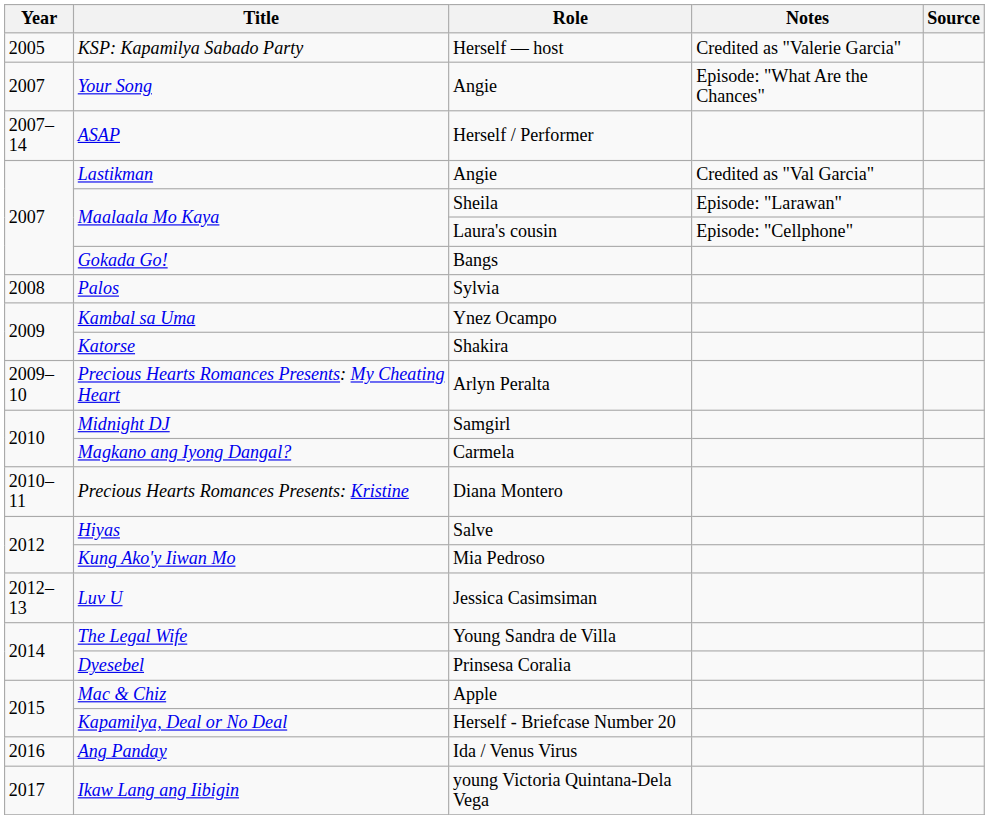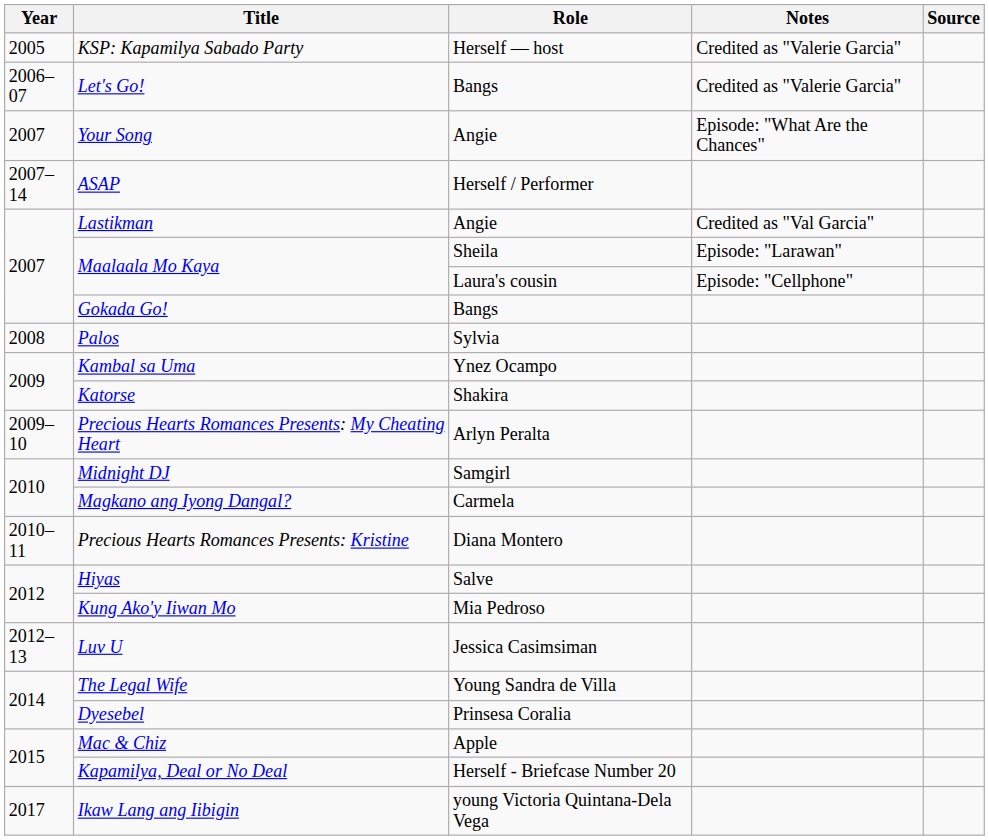+ row: (111, 86)
- row: (122, 751)
